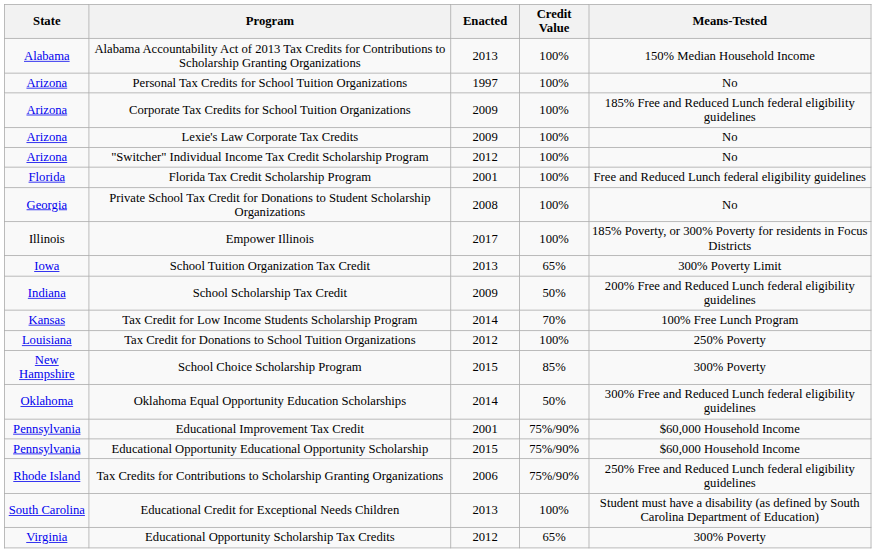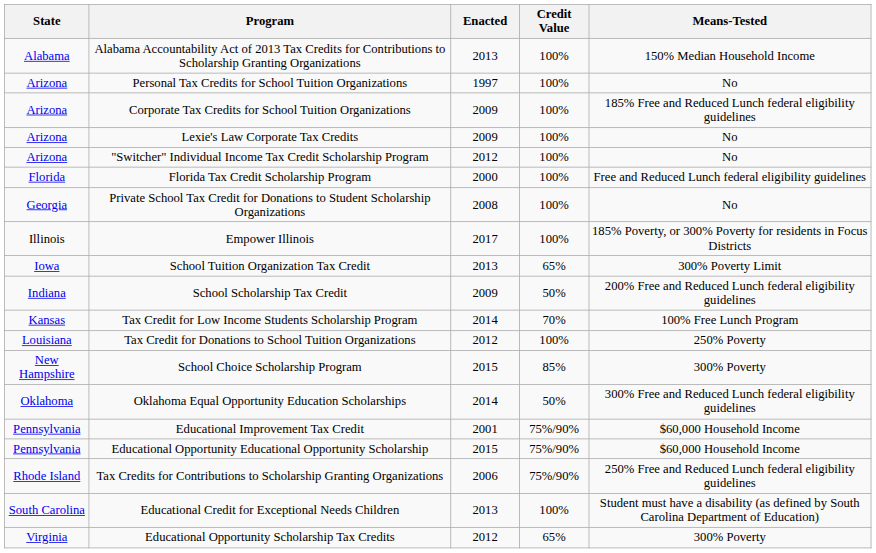(485, 177) 2001 -> (485, 177) 2000
